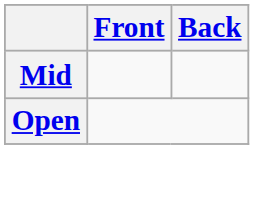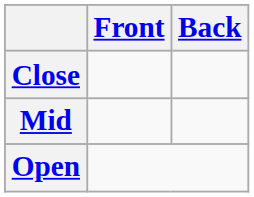+ row: (46, 74)
